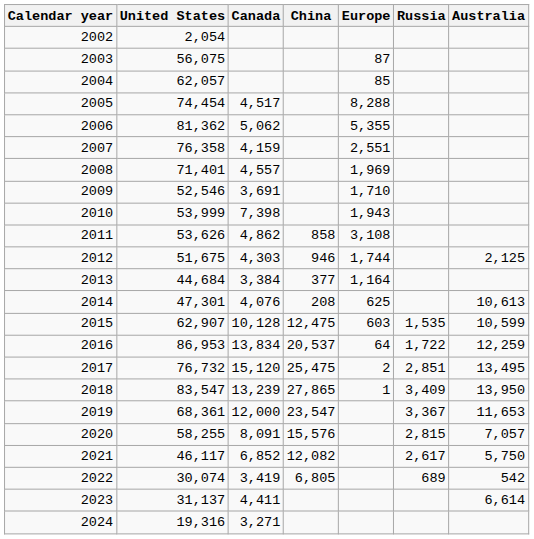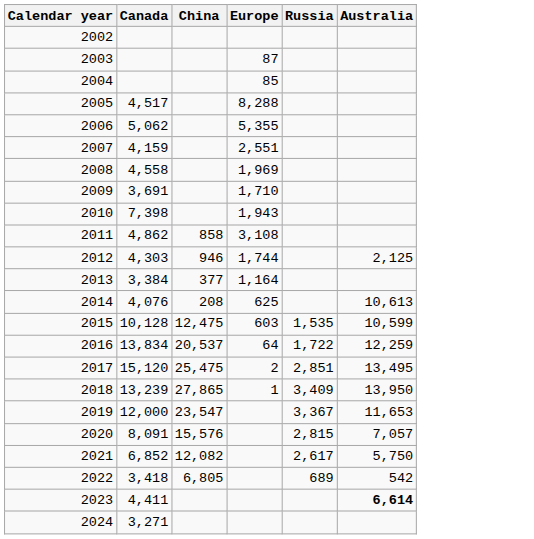- column: (172, 16)
(260, 170) 4,557 -> (148, 170) 4,558
(260, 478) 3,419 -> (148, 478) 3,418
(505, 500) normal -> (393, 500) bold
